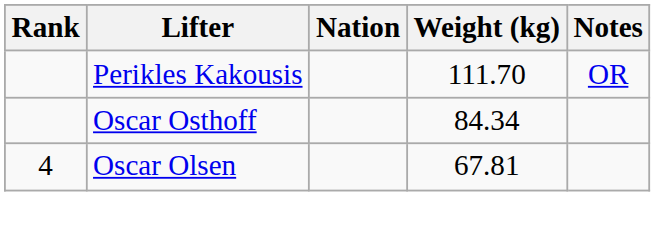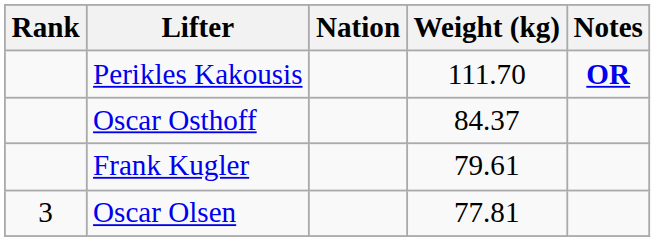(608, 73) normal -> (608, 73) bold
(487, 119) 84.34 -> (487, 119) 84.37
+ row: (171, 166)
(46, 166) 4 -> (46, 212) 3
(487, 166) 67.81 -> (487, 212) 77.81
